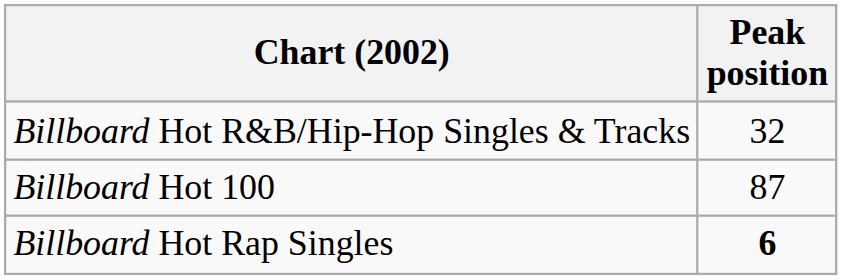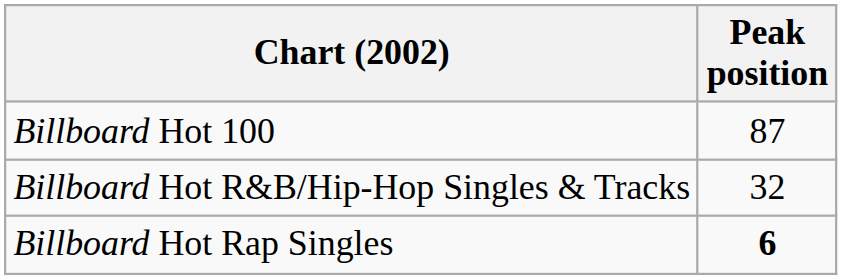rows swapped: (144, 186) <-> (352, 130)
